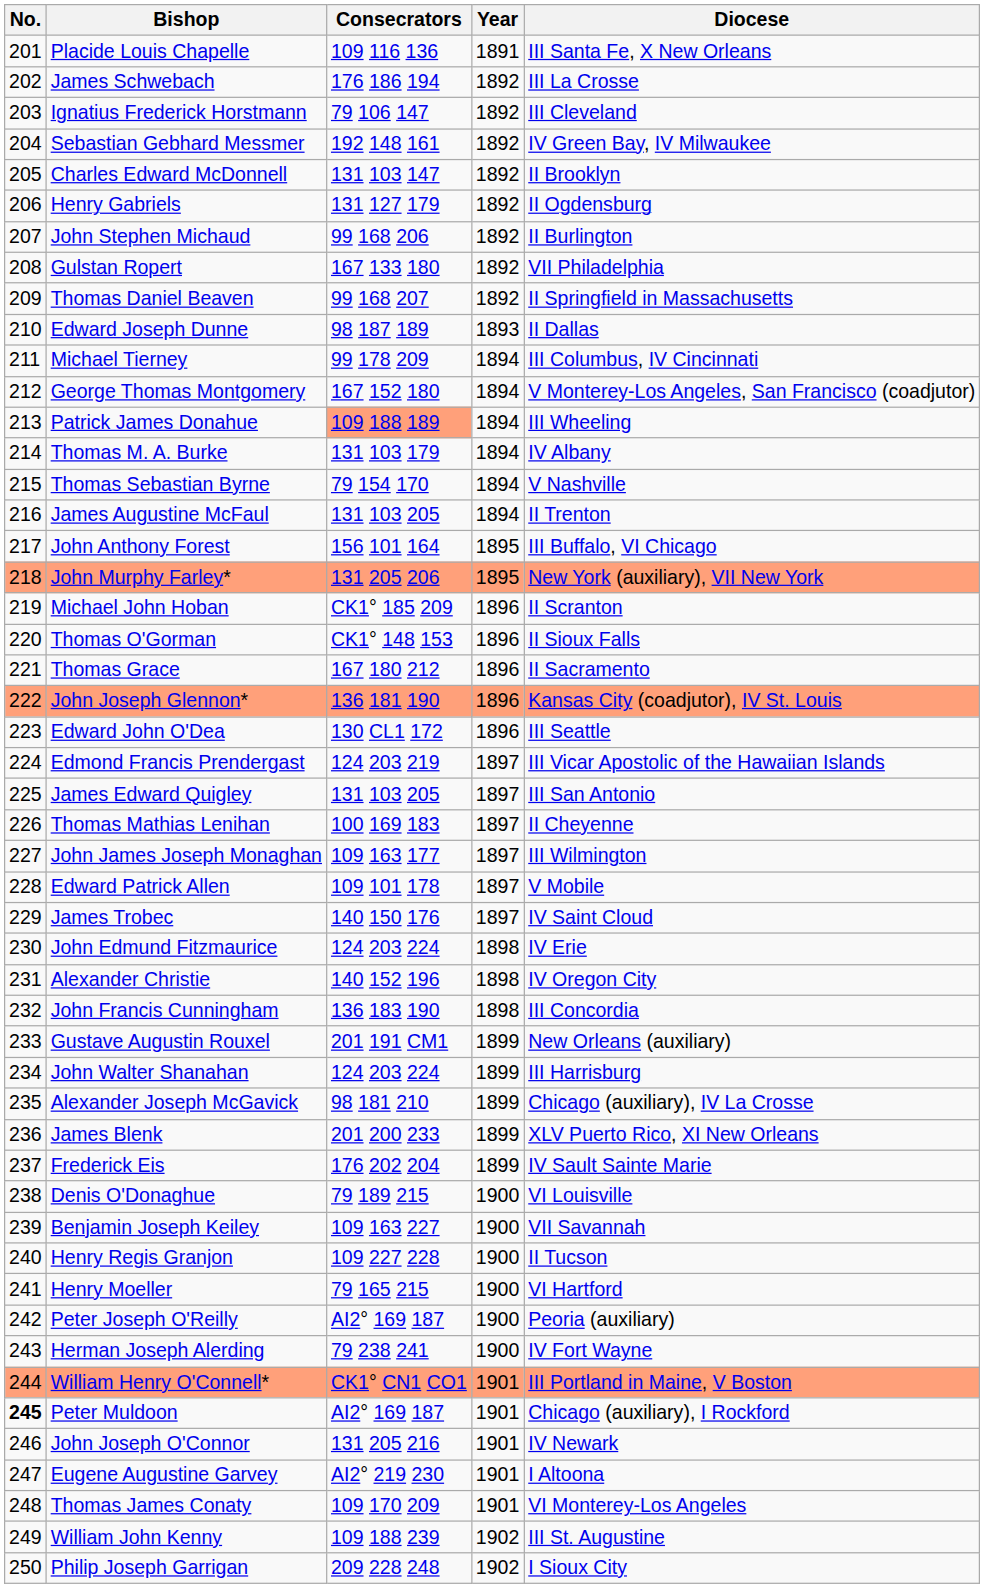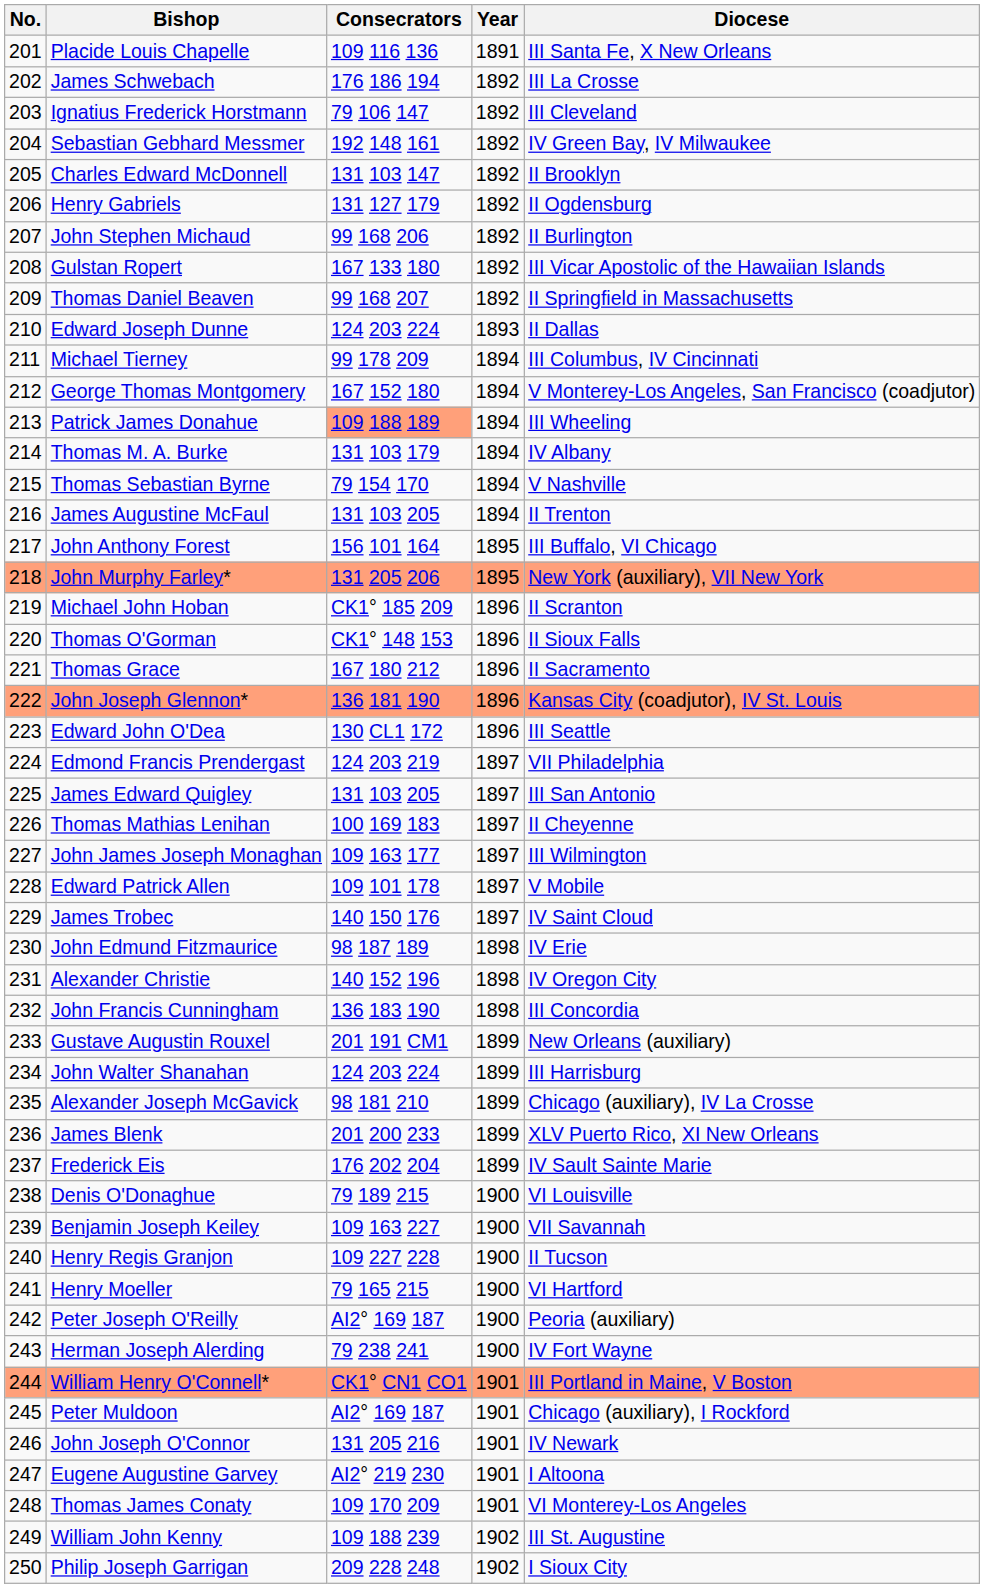(596, 267) VII Philadelphia -> (707, 267) III Vicar Apostolic of the Hawaiian Islands
(380, 329) 98 187 189 -> (385, 329) 124 203 224
(707, 762) III Vicar Apostolic of the Hawaiian Islands -> (596, 762) VII Philadelphia
(385, 948) 124 203 224 -> (380, 948) 98 187 189
(25, 1413) bold -> (25, 1413) normal
